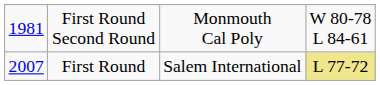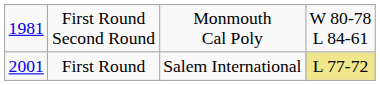(26, 66) 2007 -> (26, 66) 2001
